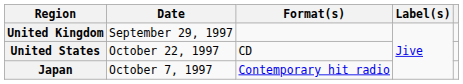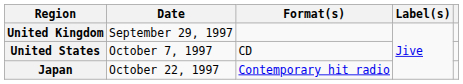(164, 51) October 22, 1997 -> (161, 51) October 7, 1997
(161, 70) October 7, 1997 -> (164, 70) October 22, 1997
